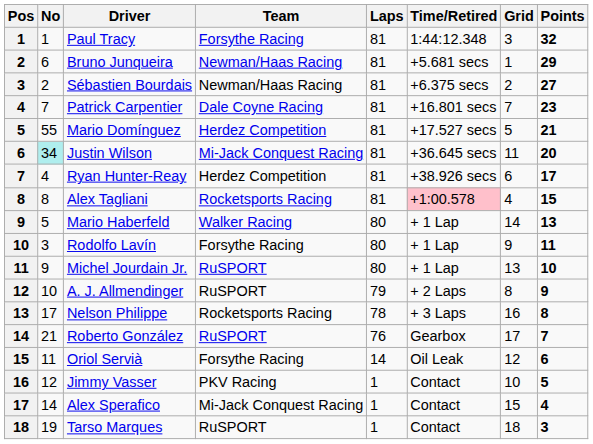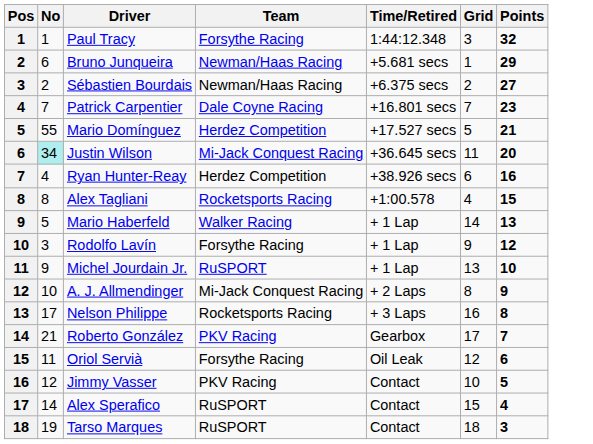- column: (387, 16)
(549, 176) 17 -> (508, 176) 16
(443, 199) pink background -> (402, 199) no background
(548, 245) 11 -> (508, 245) 12
(233, 290) RuSPORT -> (281, 290) Mi-Jack Conquest Racing
(233, 336) RuSPORT -> (238, 336) PKV Racing
(281, 405) Mi-Jack Conquest Racing -> (233, 405) RuSPORT
